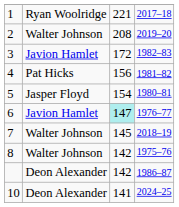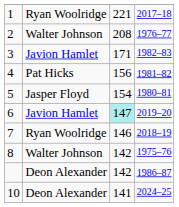(154, 34) 2019–20 -> (154, 34) 1976–77
(122, 53) 172 -> (122, 53) 171
(154, 113) 1976–77 -> (154, 113) 2019–20
(64, 133) Walter Johnson -> (66, 133) Ryan Woolridge
(122, 133) 145 -> (122, 133) 146
